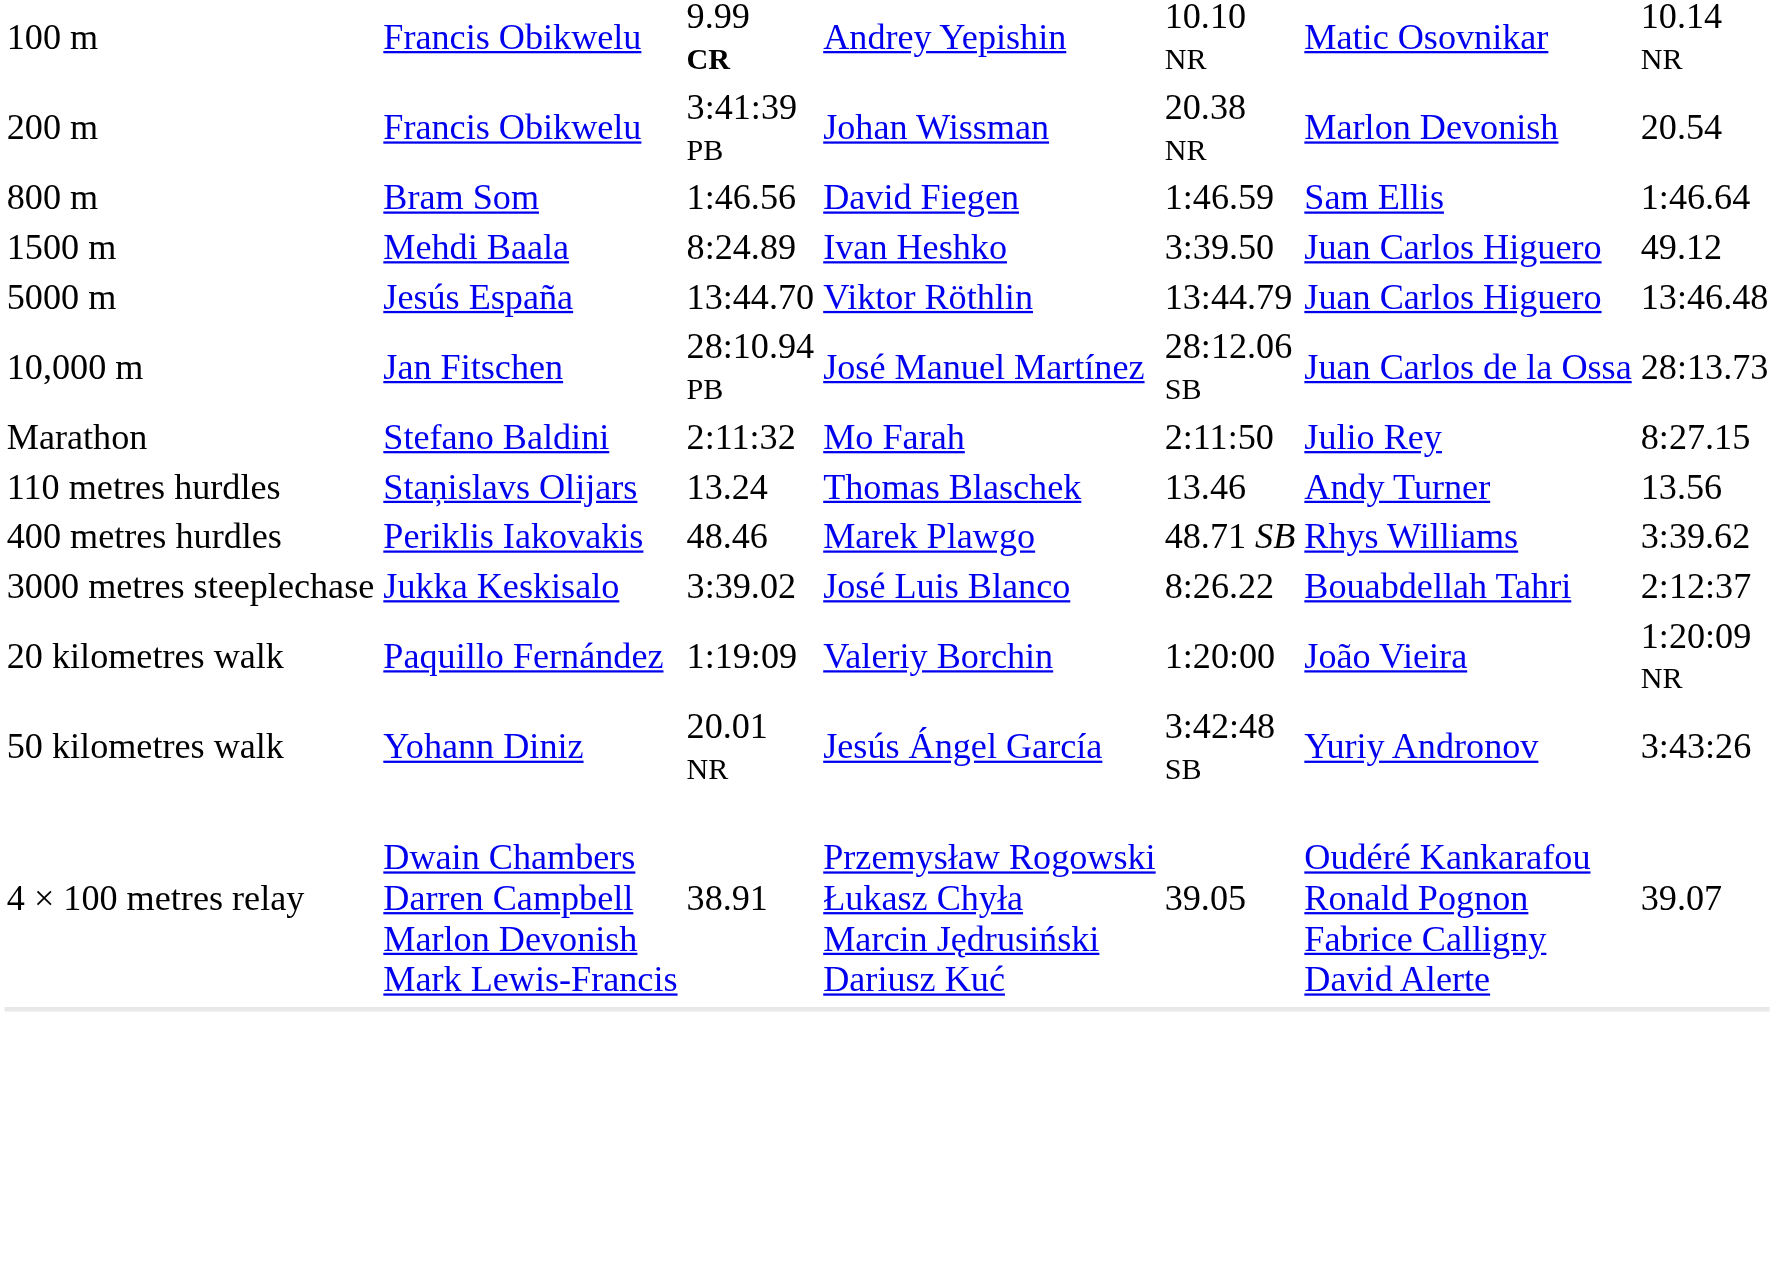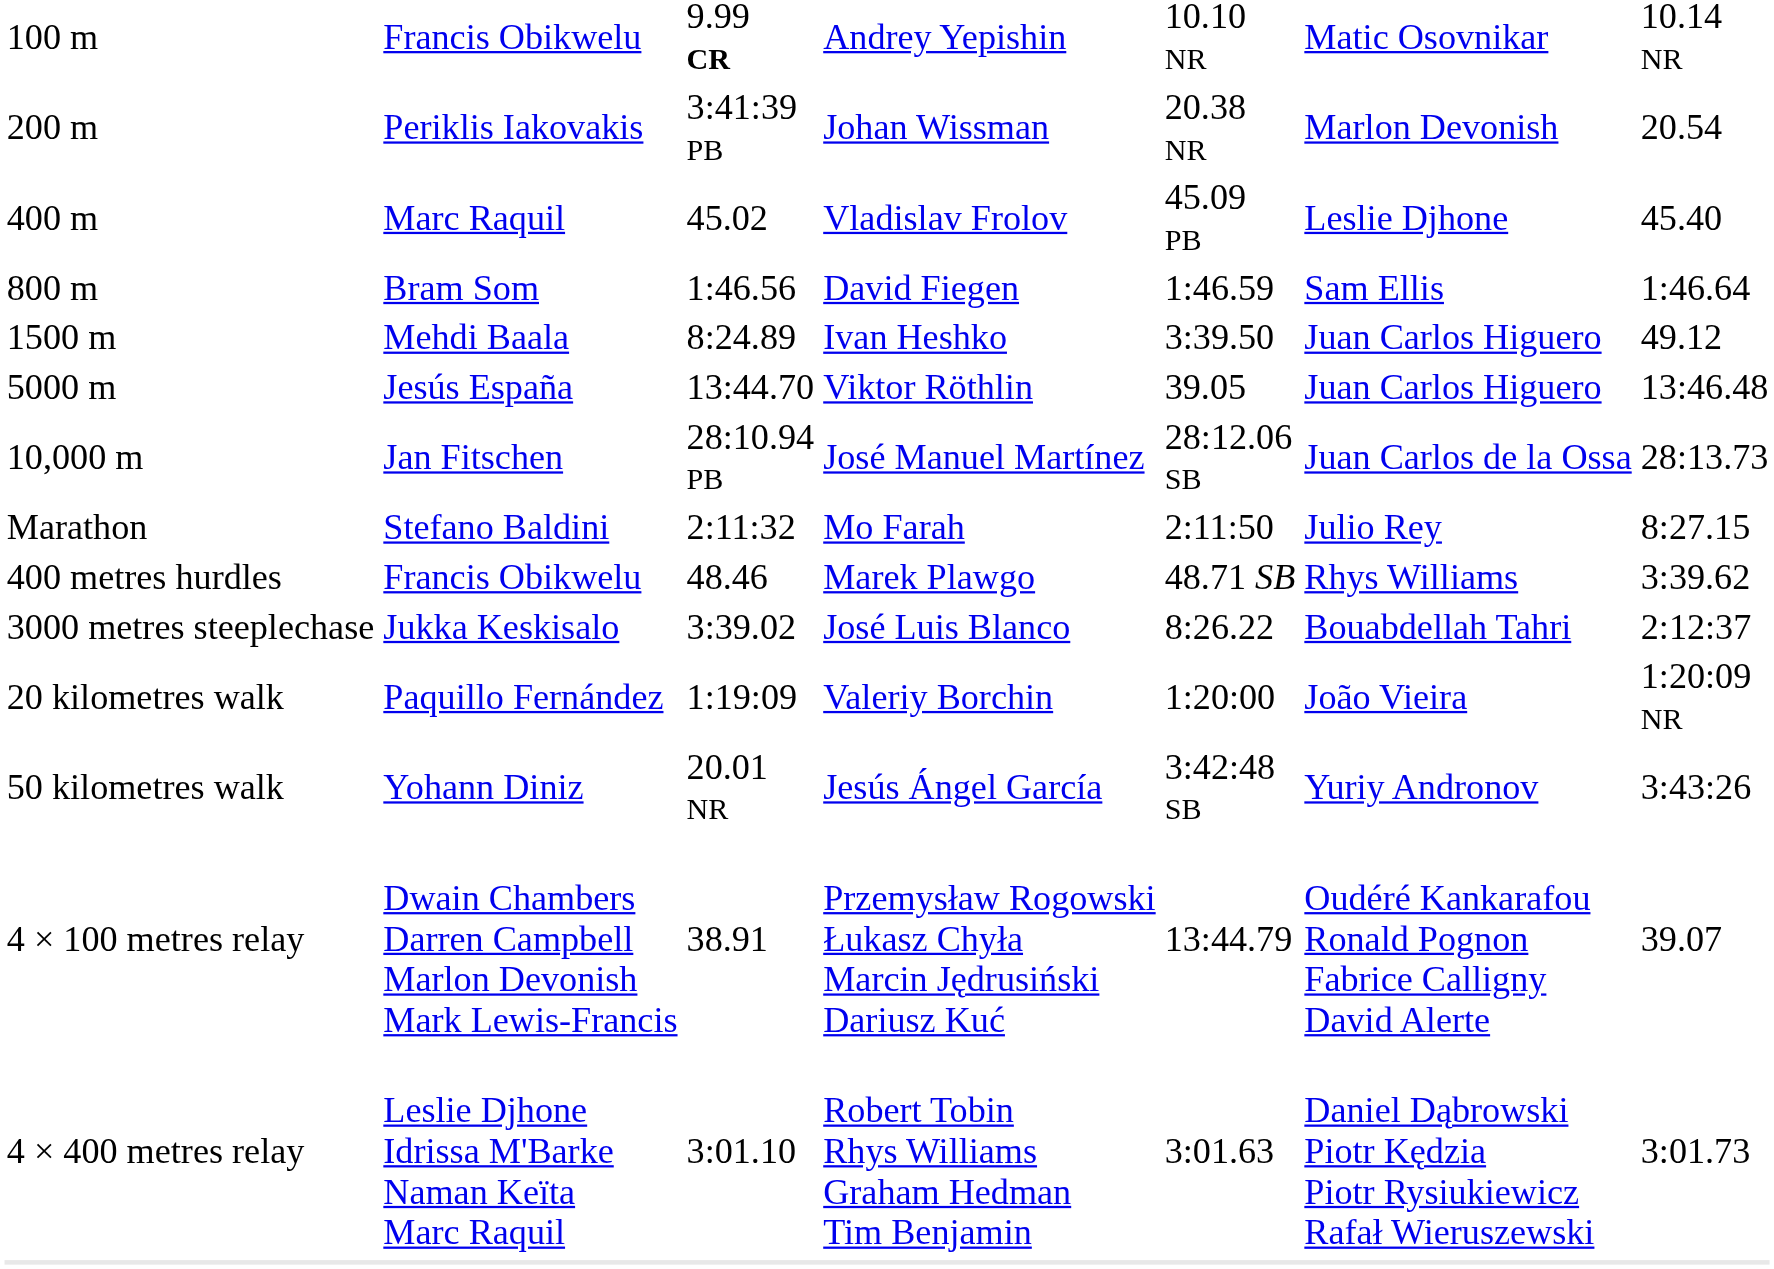(512, 127) Francis Obikwelu -> (513, 127) Periklis Iakovakis
+ row: (52, 217)
(1229, 296) 13:44.79 -> (1205, 387) 39.05
- row: (144, 486)
(513, 536) Periklis Iakovakis -> (512, 576) Francis Obikwelu
(1205, 897) 39.05 -> (1229, 938) 13:44.79
+ row: (156, 1151)
